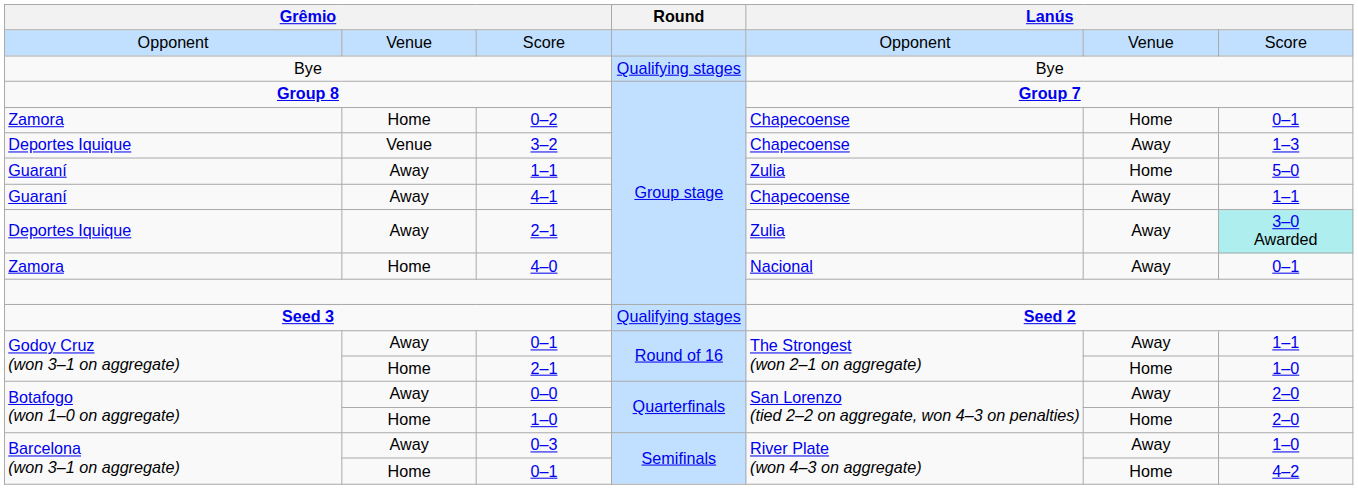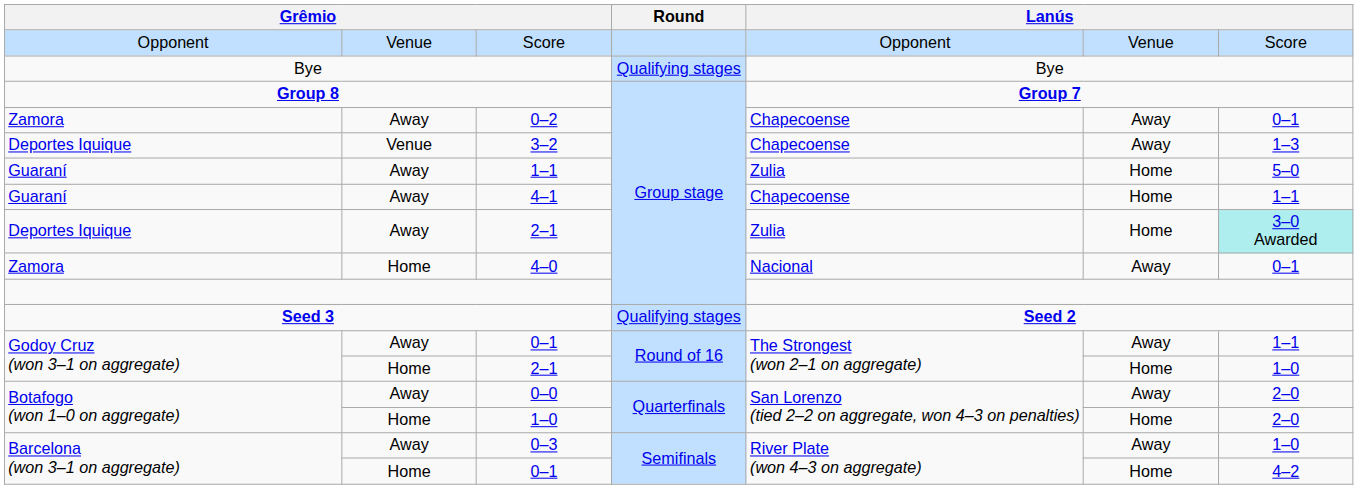(409, 119) Home -> (409, 119) Away
(1151, 119) Home -> (1151, 119) Away
(1151, 196) Away -> (1151, 196) Home
(1151, 231) Away -> (1151, 231) Home
